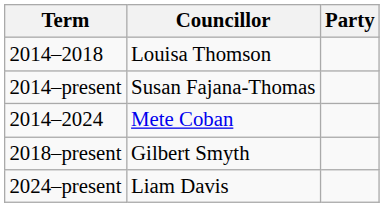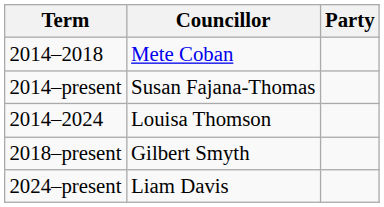(201, 53) Louisa Thomson -> (182, 53) Mete Coban
(182, 119) Mete Coban -> (201, 119) Louisa Thomson
